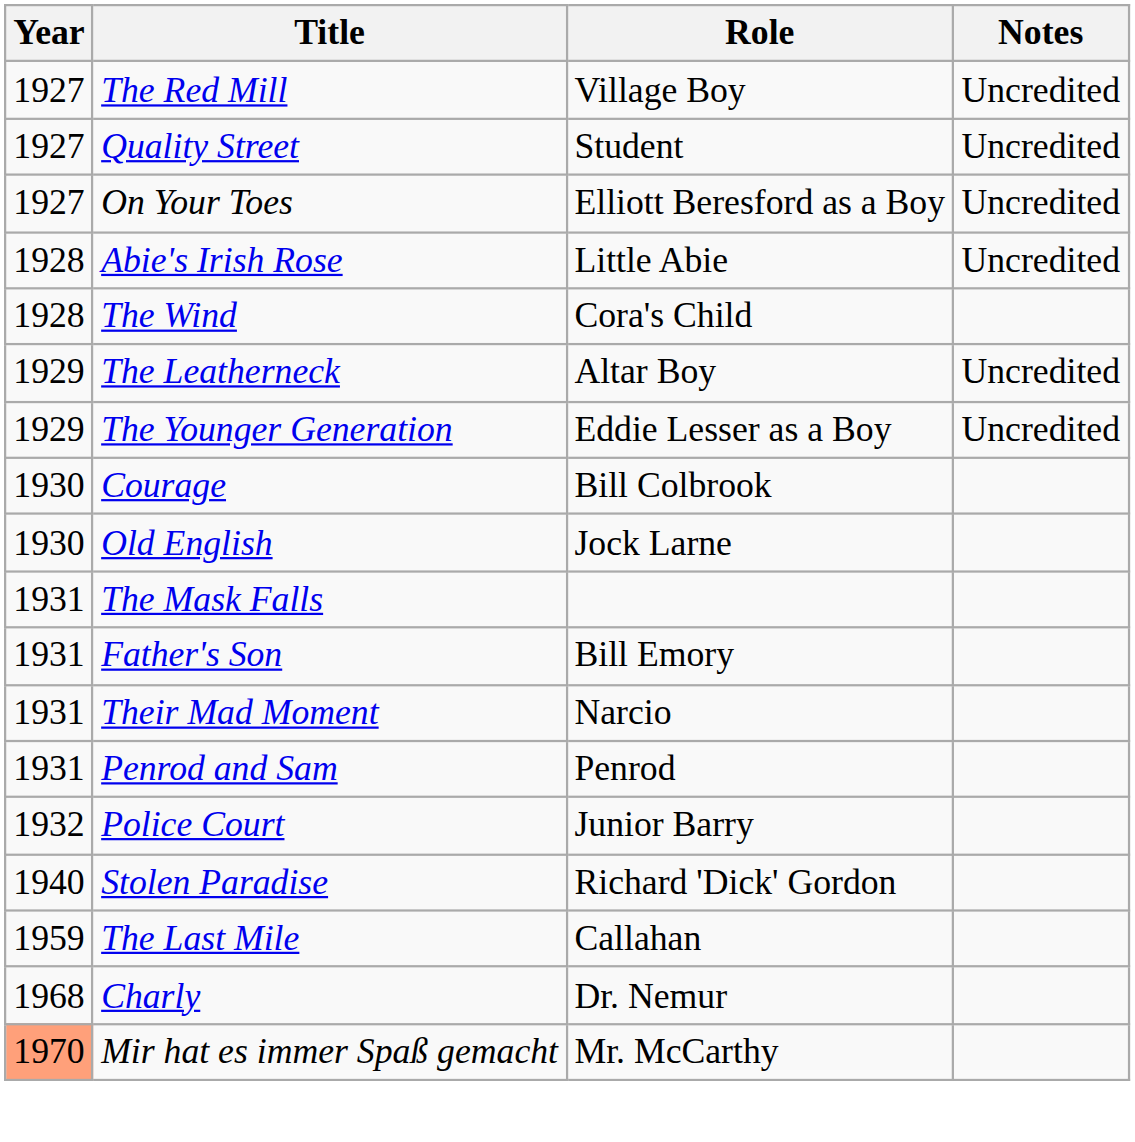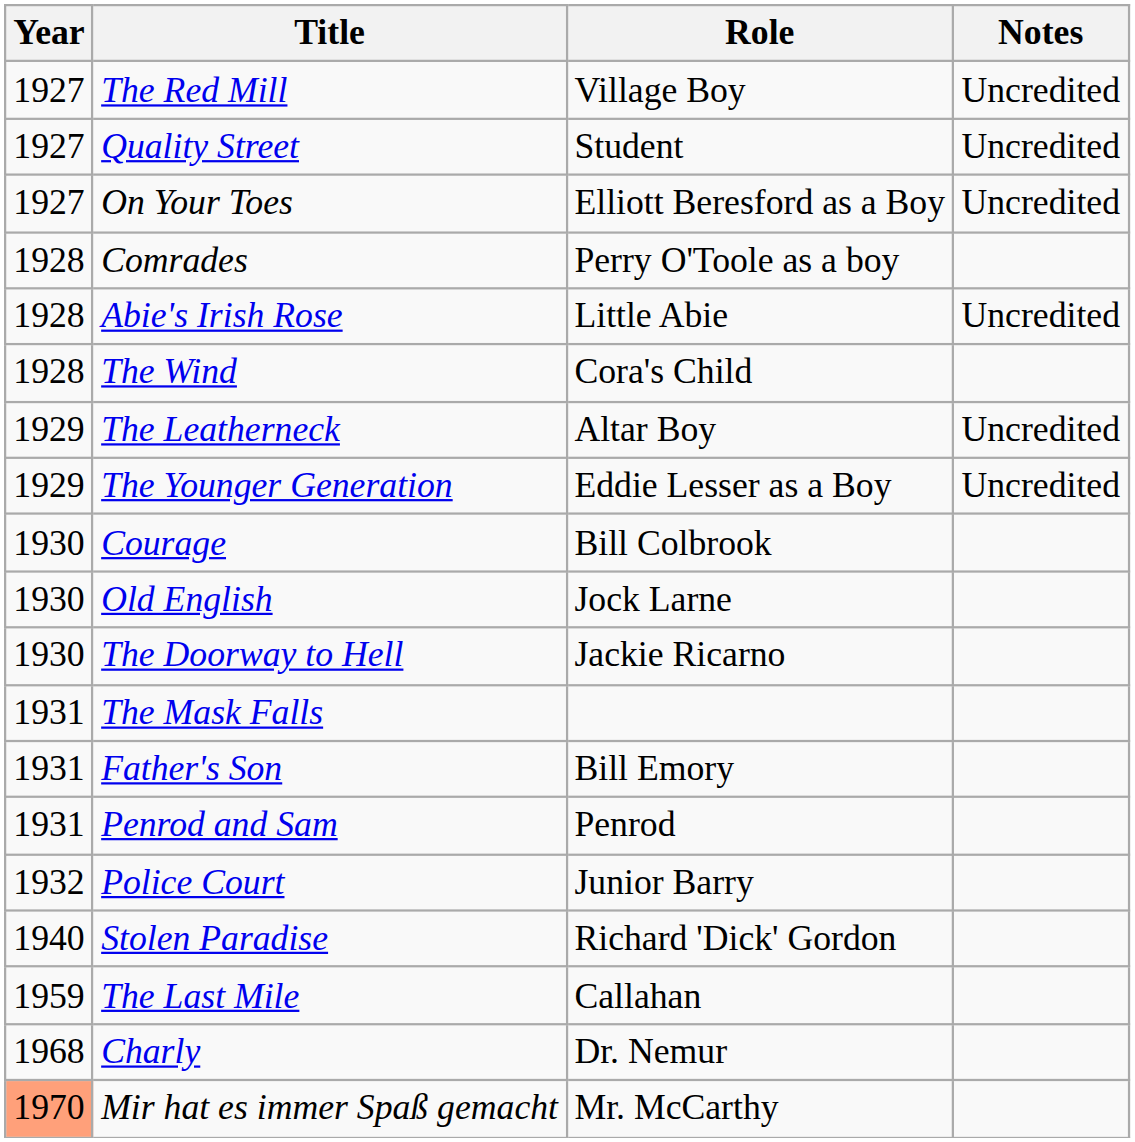+ row: (174, 259)
+ row: (252, 655)
- row: (240, 711)
